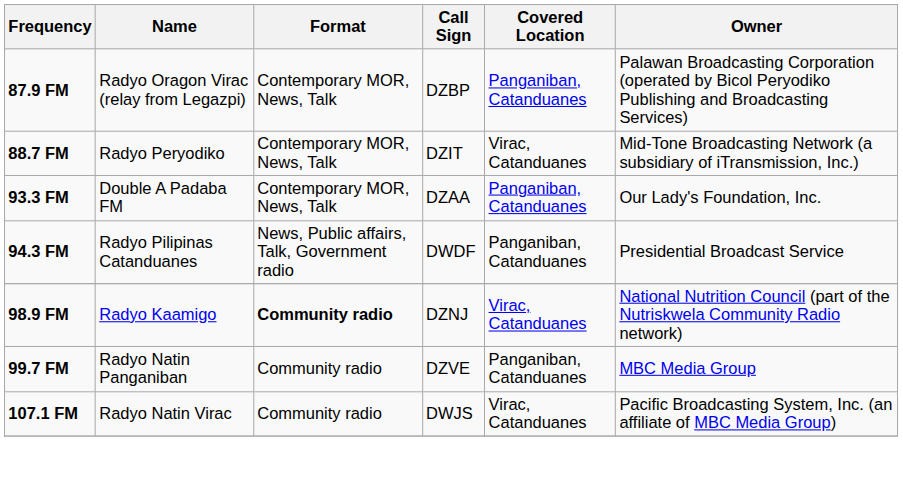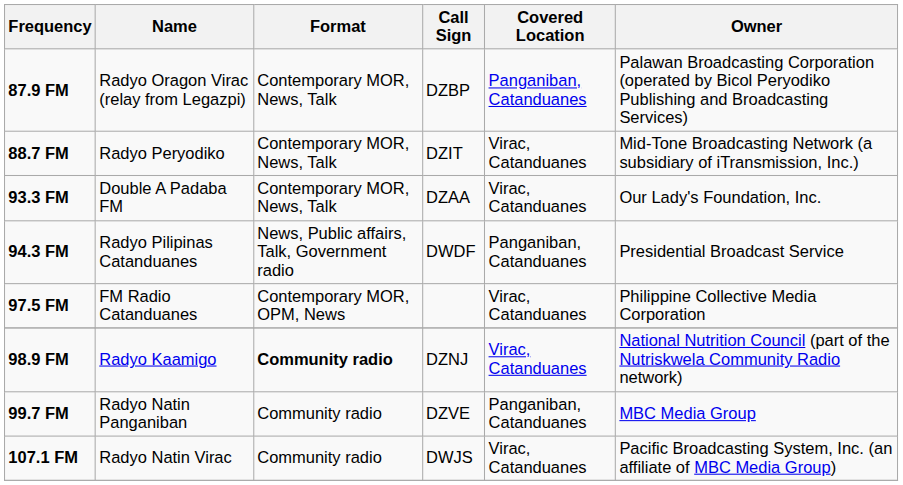(538, 197) Panganiban, Catanduanes -> (538, 197) Virac, Catanduanes
+ row: (39, 305)
